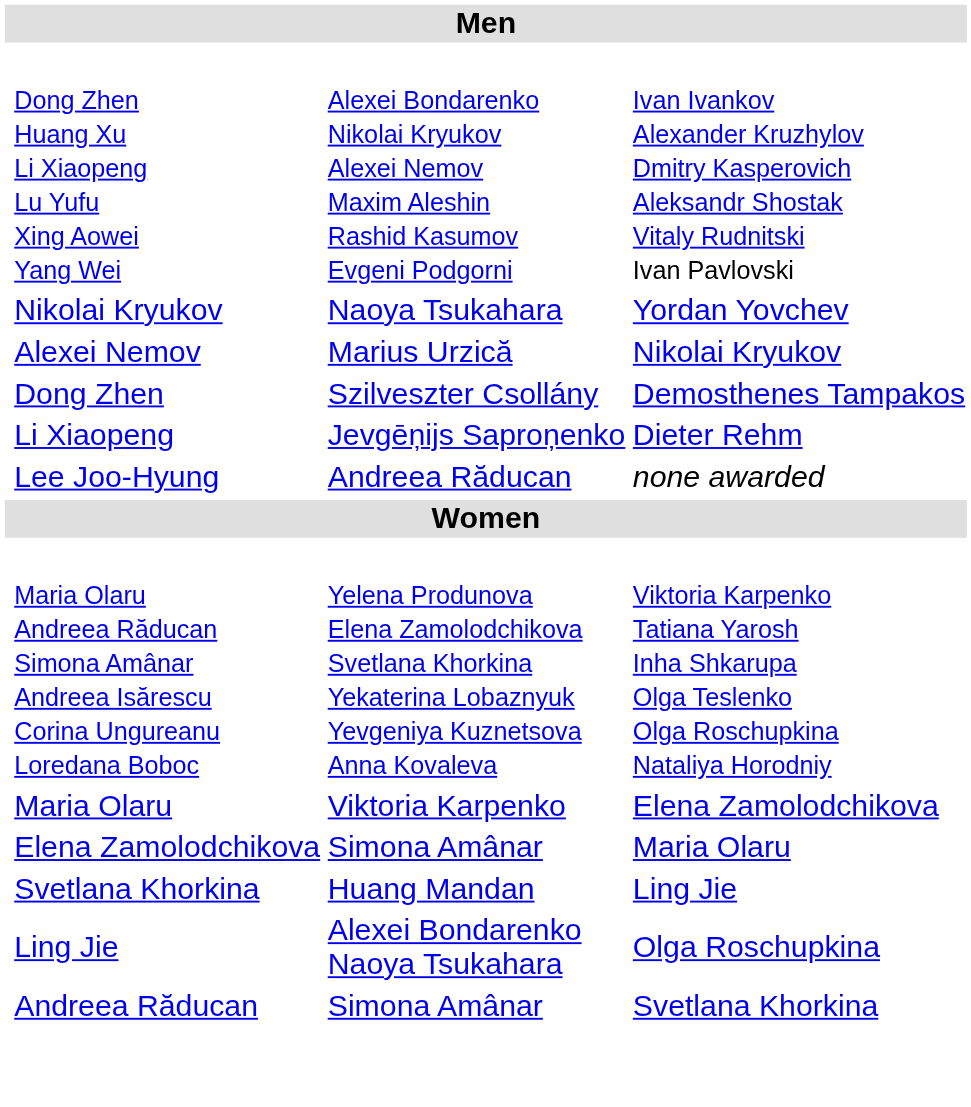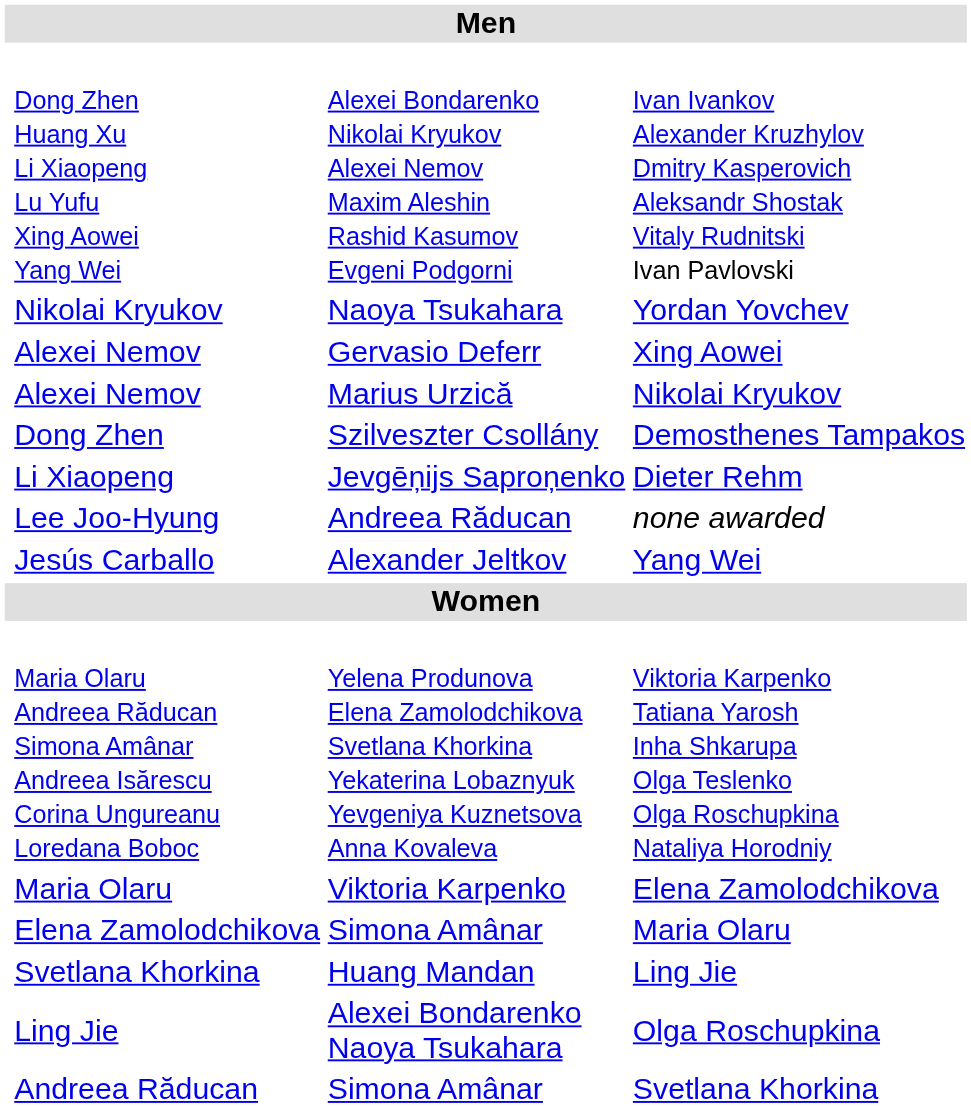+ row: (708, 352)
+ row: (697, 559)
